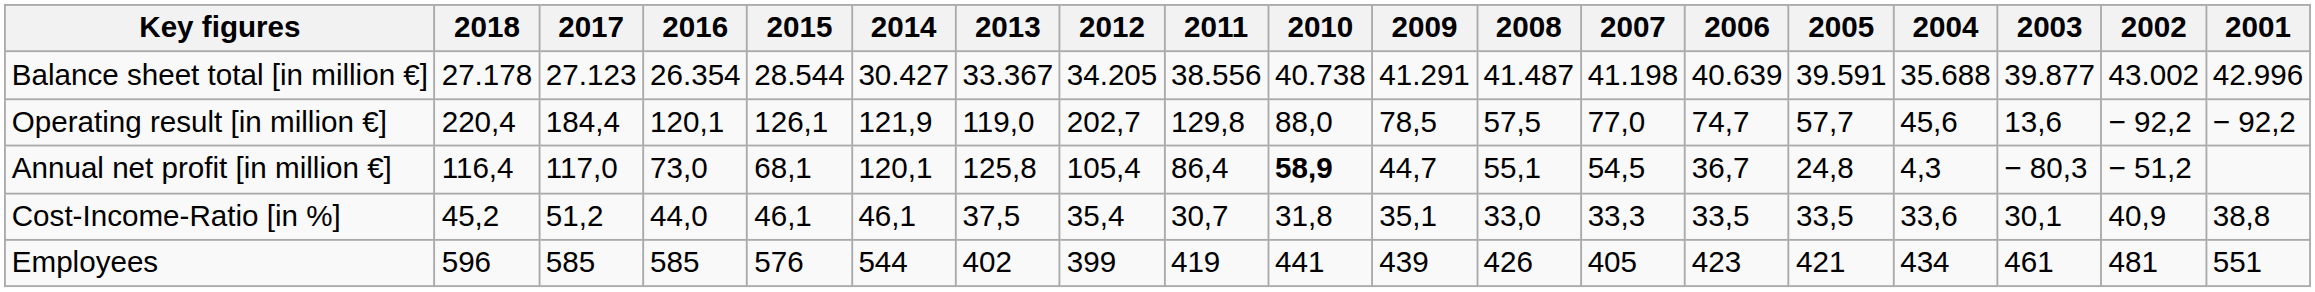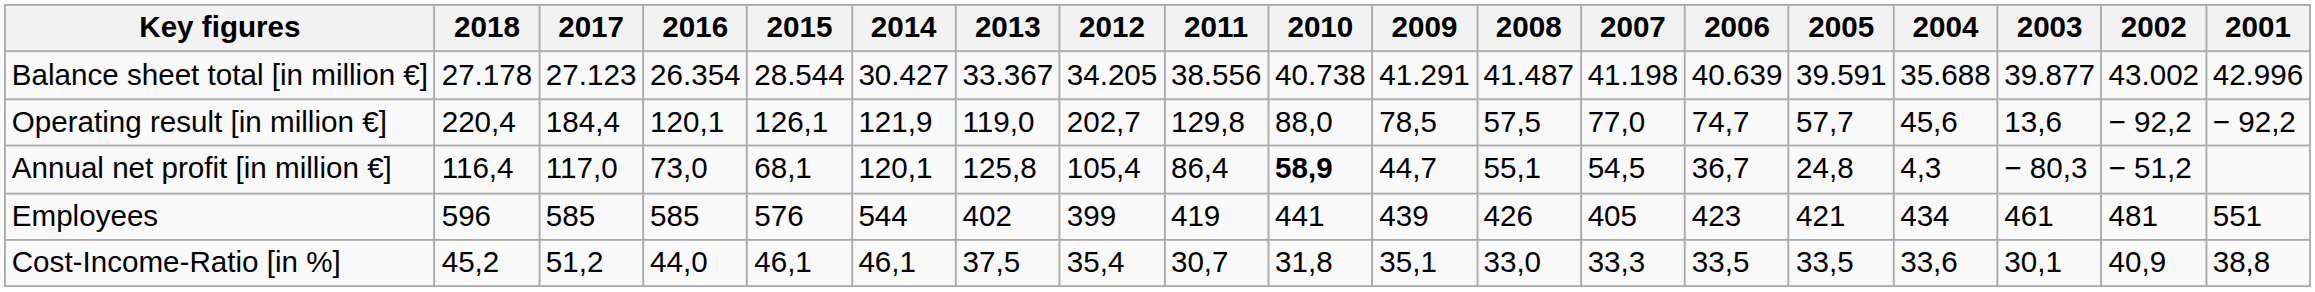rows swapped: (176, 215) <-> (85, 262)
